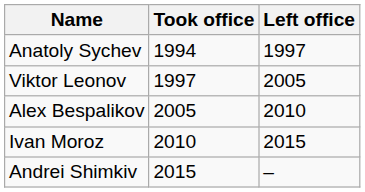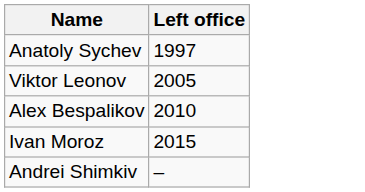- column: (204, 19)
